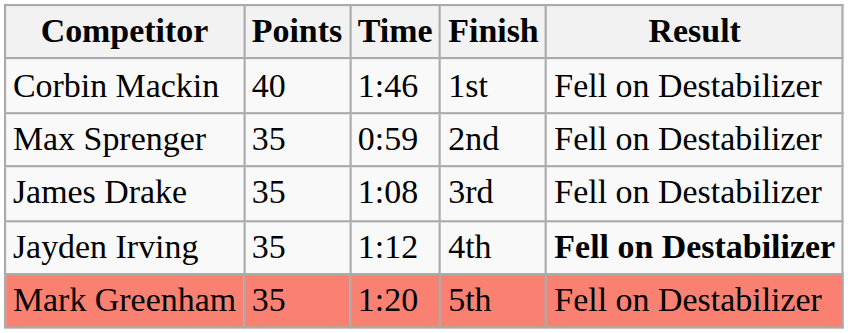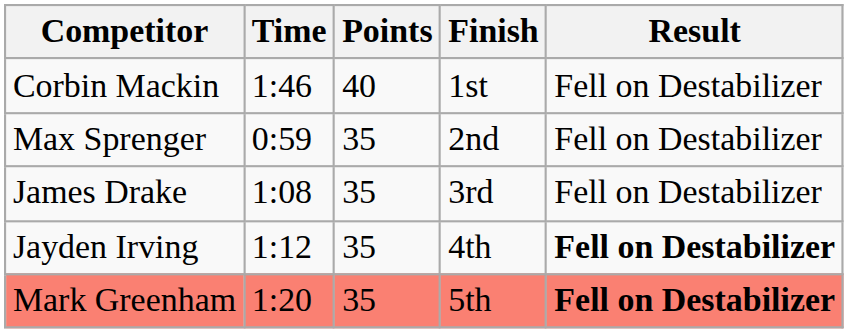columns swapped: (297, 31) <-> (395, 31)
(688, 300) normal -> (695, 300) bold
